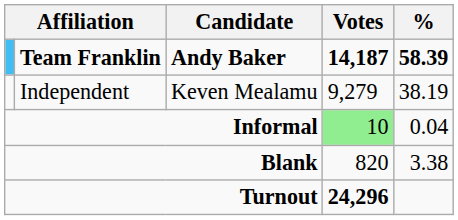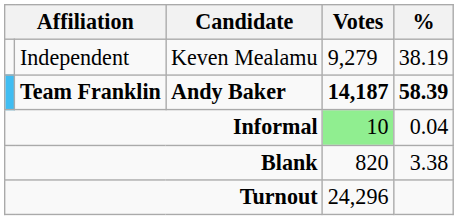rows swapped: (90, 57) <-> (75, 92)
(358, 197) bold -> (358, 197) normal
